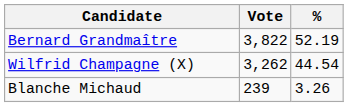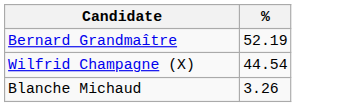- column: (265, 17)
